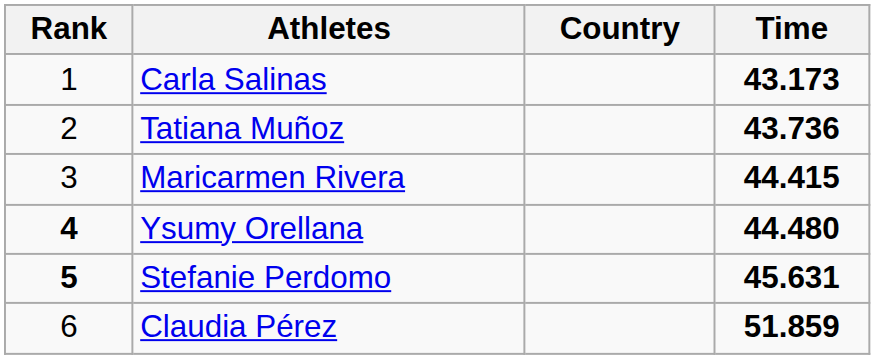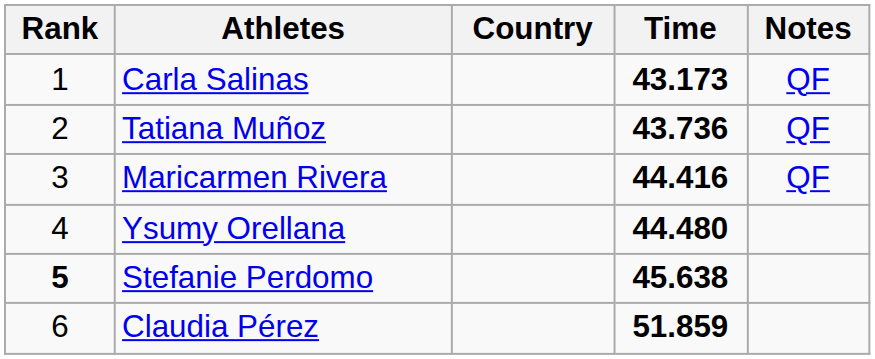+ column: (808, 29)
(792, 178) 44.415 -> (680, 178) 44.416
(69, 228) bold -> (60, 228) normal
(792, 278) 45.631 -> (680, 278) 45.638
